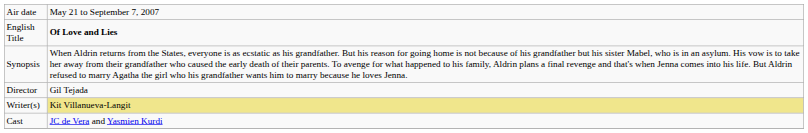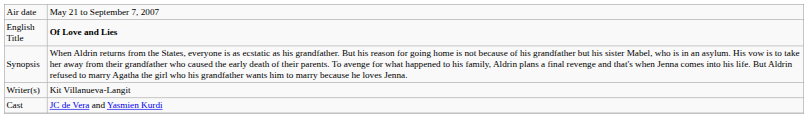- row: (22, 90)
(90, 105) khaki background -> (90, 90) no background
